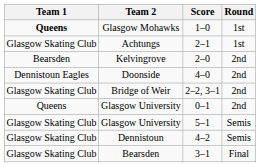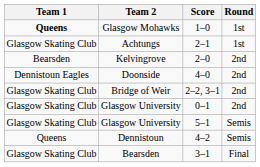(52, 106) Queens -> (52, 106) Glasgow Skating Club
(52, 138) Glasgow Skating Club -> (52, 138) Queens
